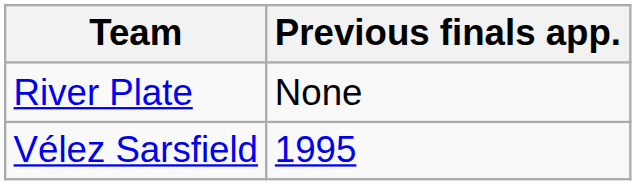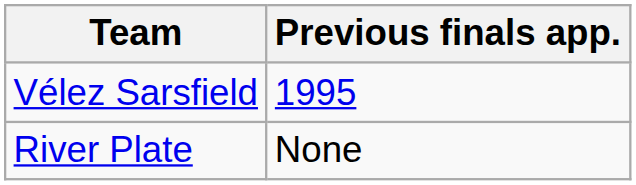rows swapped: (103, 91) <-> (136, 149)
